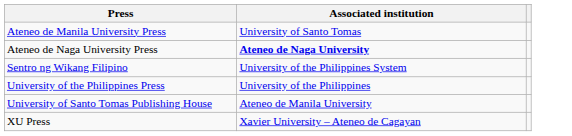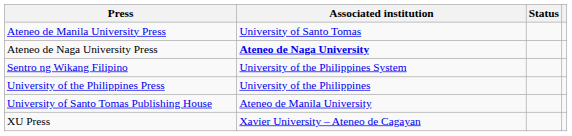+ column: (544, 13)
